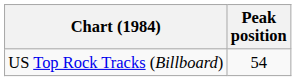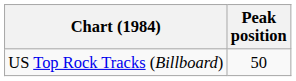(259, 62) 54 -> (259, 62) 50
